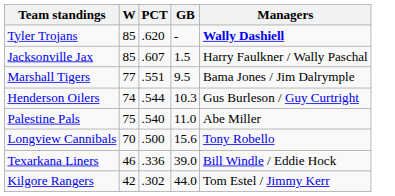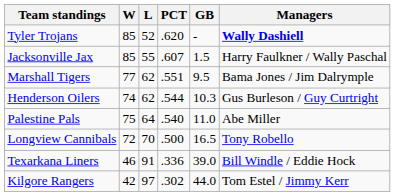+ column: (148, 14)
(129, 139) 70 -> (129, 139) 72
(185, 139) 15.6 -> (205, 139) 16.5
